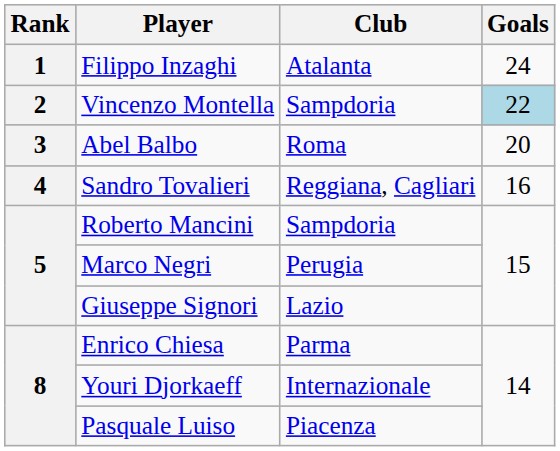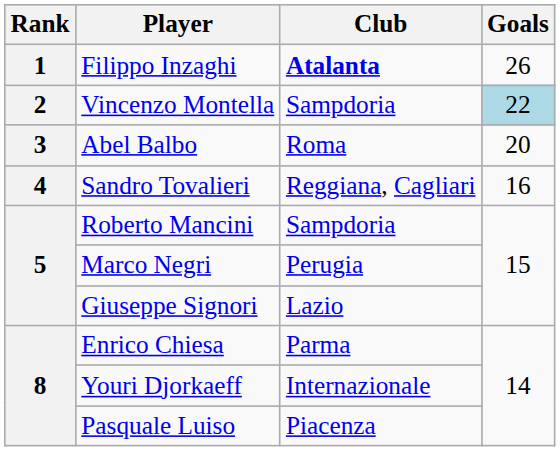(329, 64) normal -> (333, 64) bold
(518, 64) 24 -> (518, 64) 26
